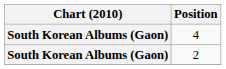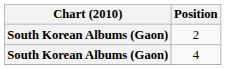rows swapped: (196, 54) <-> (196, 34)
